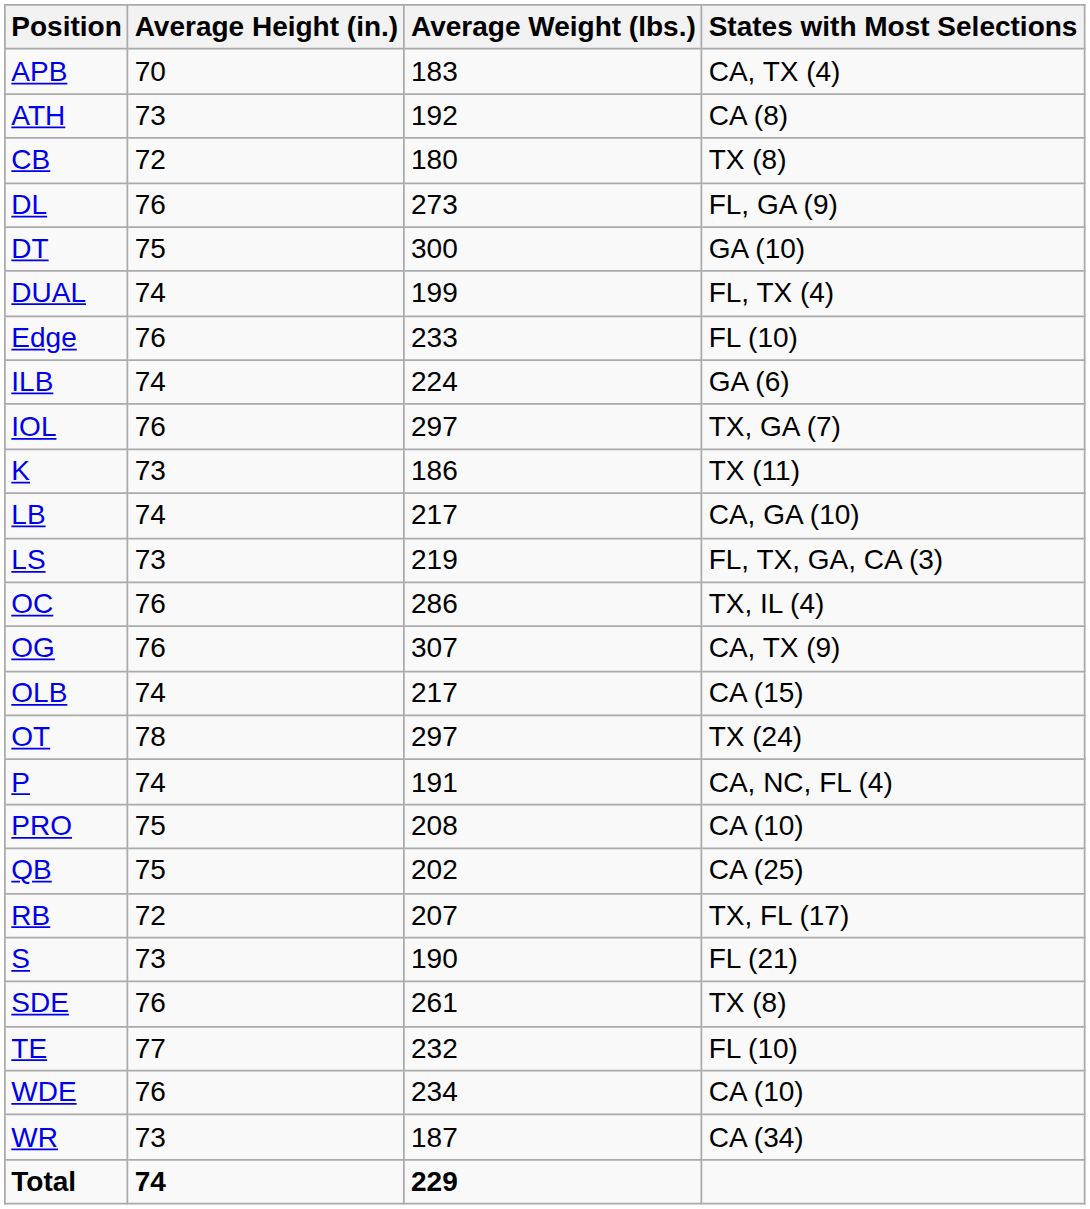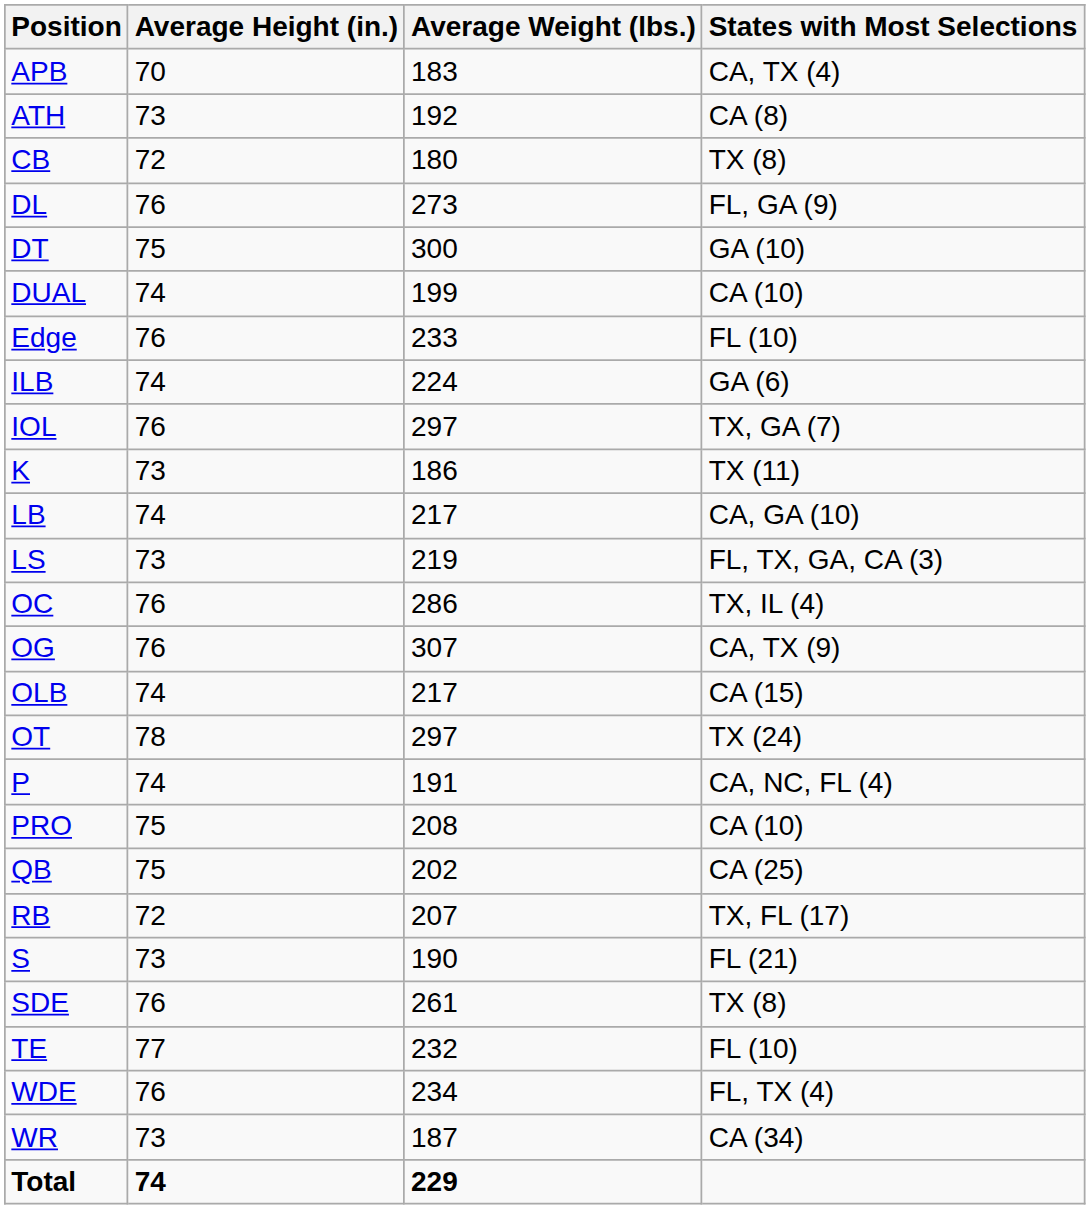(771, 293) FL, TX (4) -> (756, 293) CA (10)
(756, 1092) CA (10) -> (771, 1092) FL, TX (4)
